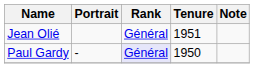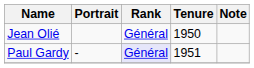(187, 33) 1951 -> (187, 33) 1950
(187, 53) 1950 -> (187, 53) 1951
